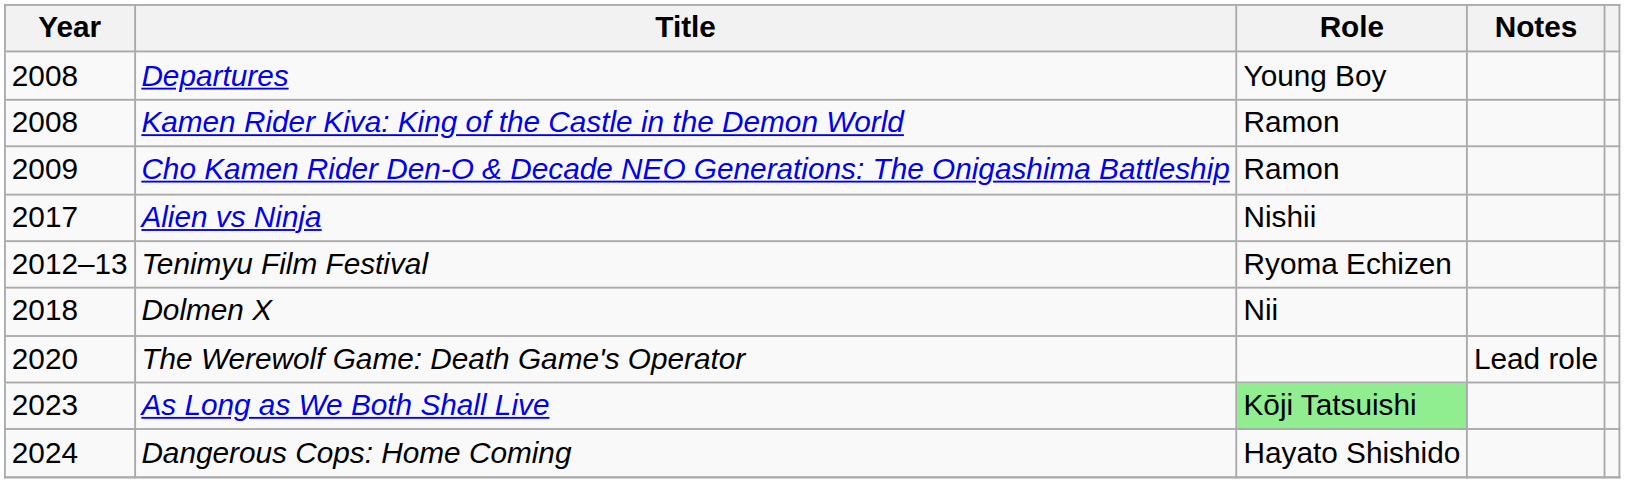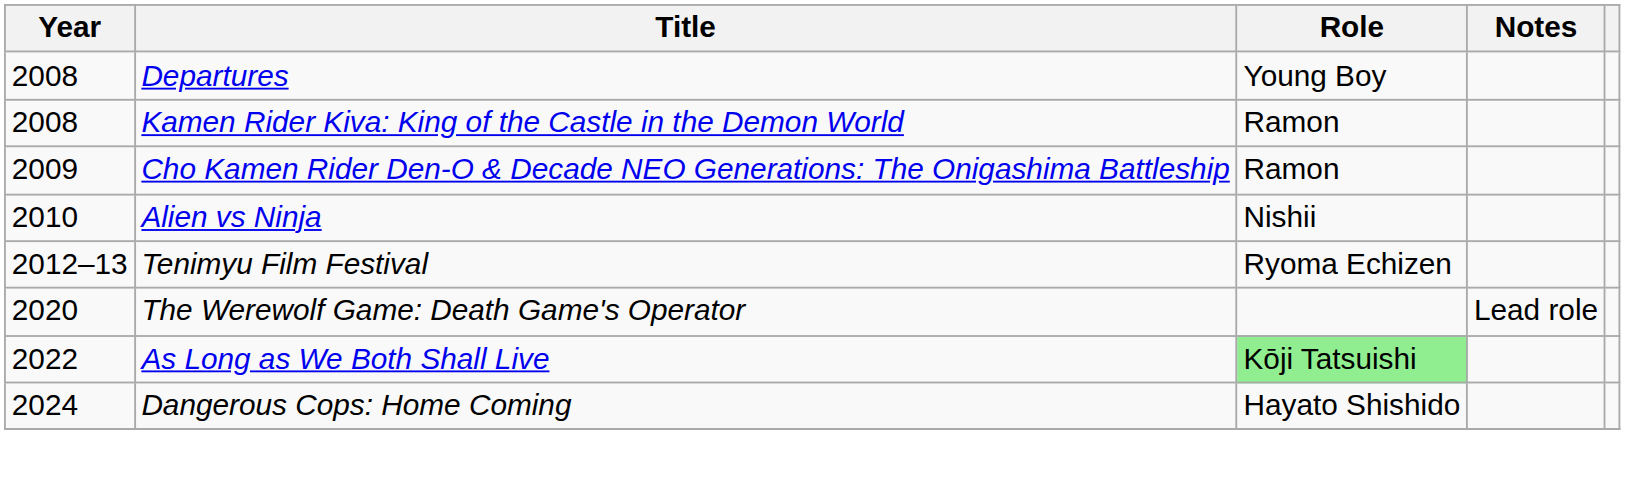(45, 216) 2017 -> (45, 216) 2010
- row: (207, 311)
(45, 405) 2023 -> (45, 358) 2022
